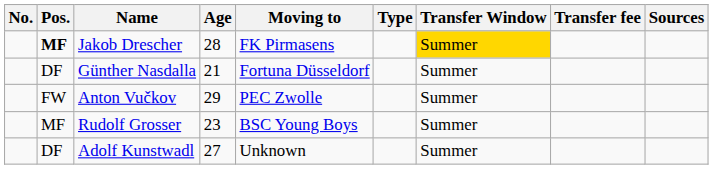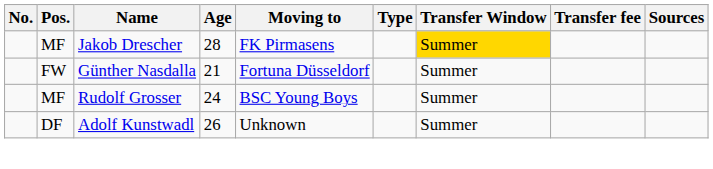(54, 44) bold -> (53, 44) normal
(52, 71) DF -> (53, 71) FW
- row: (127, 97)
(212, 124) 23 -> (212, 97) 24
(212, 151) 27 -> (212, 124) 26
